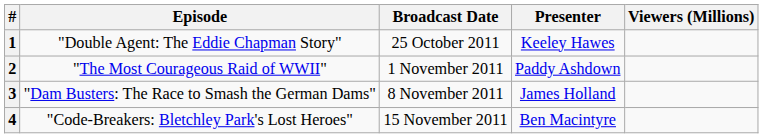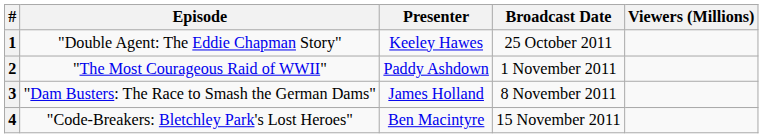columns swapped: (445, 17) <-> (568, 17)
